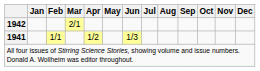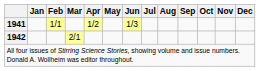rows swapped: (16, 37) <-> (16, 24)
